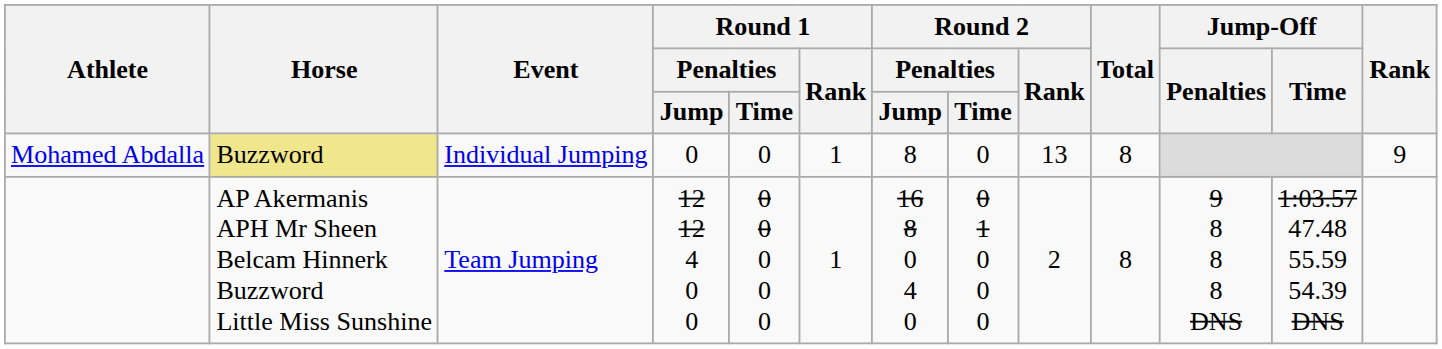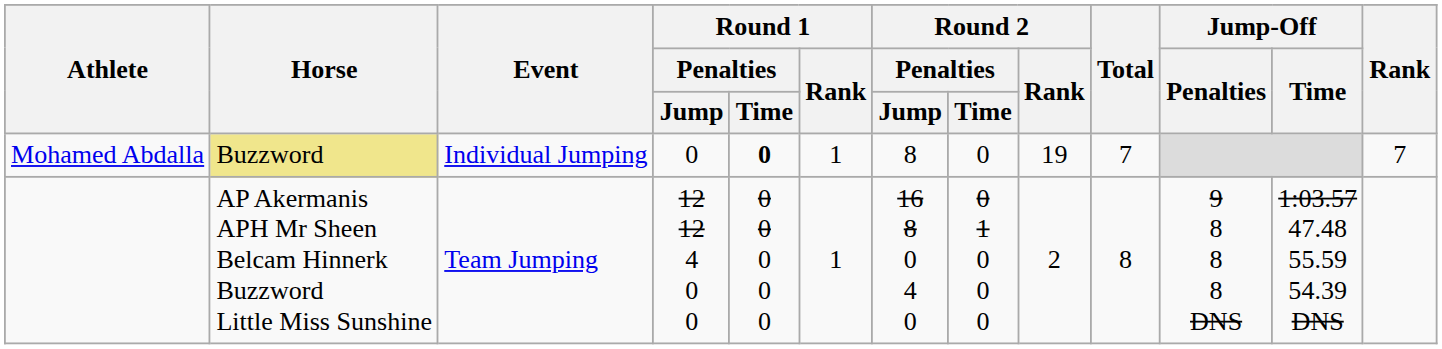(764, 155) normal -> (764, 155) bold
(1054, 155) 13 -> (1054, 155) 19
(1125, 155) 8 -> (1125, 155) 7
(1400, 155) 9 -> (1400, 155) 7
